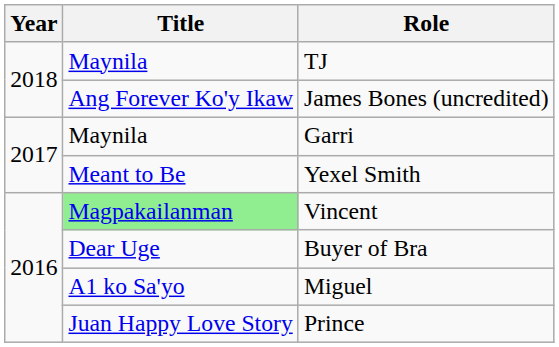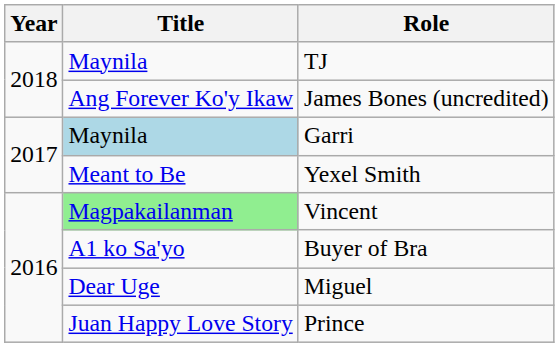(108, 135) no background -> (108, 135) lightblue background
(114, 248) Dear Uge -> (127, 248) A1 ko Sa'yo
(127, 286) A1 ko Sa'yo -> (114, 286) Dear Uge
